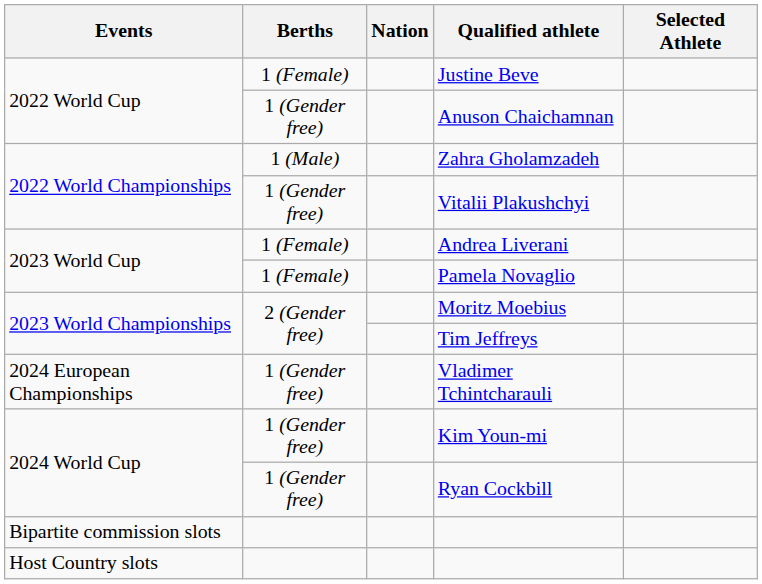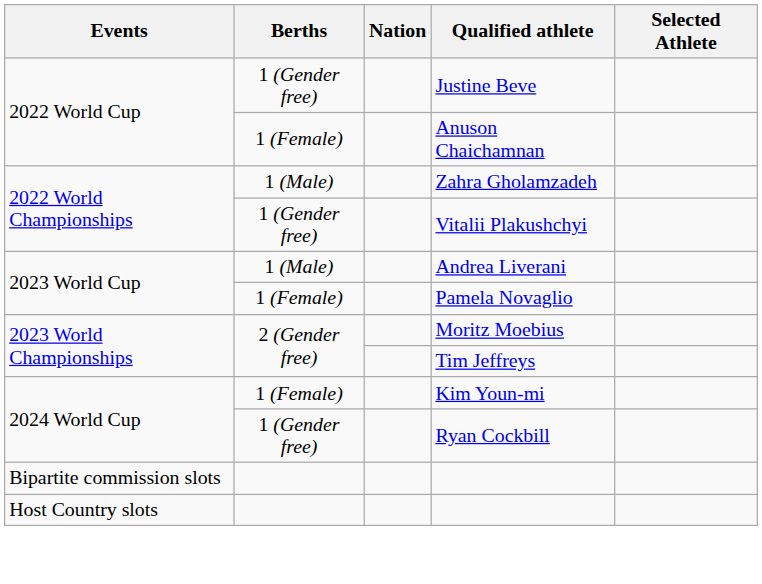(305, 74) 1 (Female) -> (299, 85) 1 (Gender free)
(305, 116) 1 (Gender free) -> (299, 138) 1 (Female)
(305, 244) 1 (Female) -> (299, 266) 1 (Male)
- row: (71, 381)
(305, 435) 1 (Gender free) -> (299, 392) 1 (Female)
